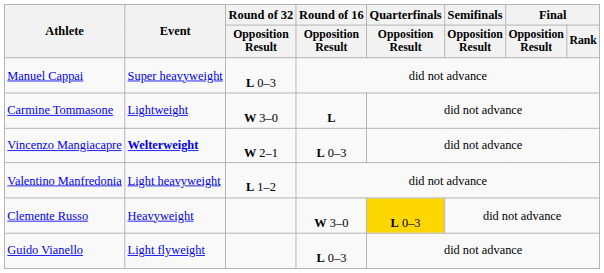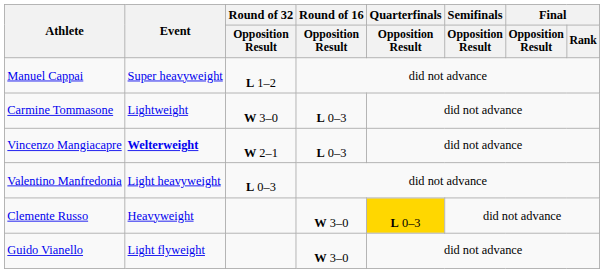(261, 83) L 0–3 -> (261, 83) L 1–2
(331, 118) L -> (331, 118) L 0–3
(261, 188) L 1–2 -> (261, 188) L 0–3
(331, 258) L 0–3 -> (331, 258) W 3–0
